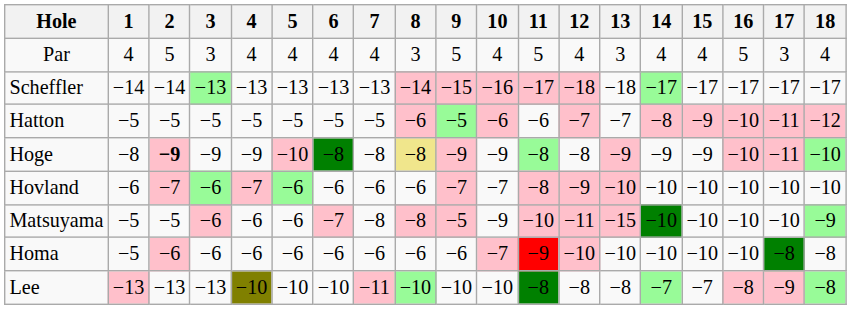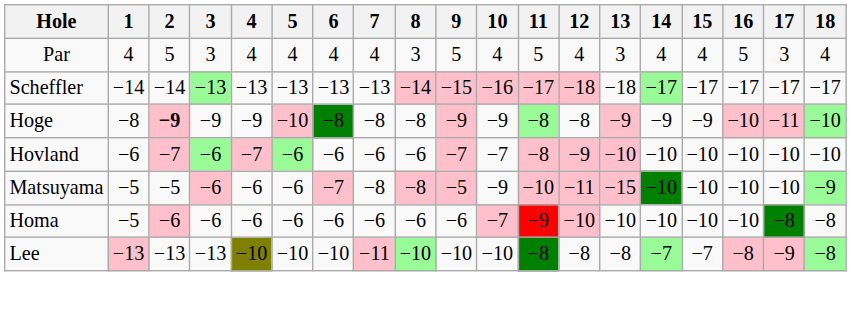- row: (37, 121)
(415, 154) khaki background -> (415, 121) no background
